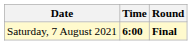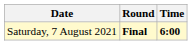columns swapped: (134, 13) <-> (168, 13)
